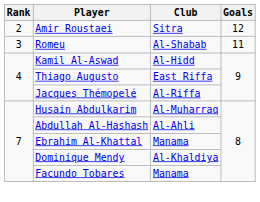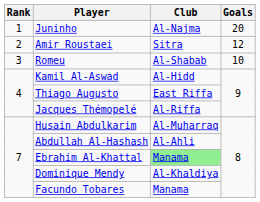+ row: (56, 29)
(238, 45) 11 -> (238, 61) 10
(171, 141) no background -> (171, 157) lightgreen background
